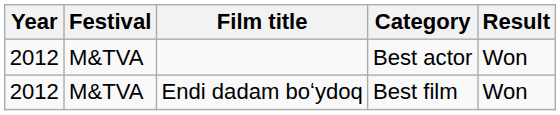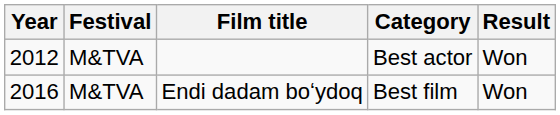(34, 92) 2012 -> (34, 92) 2016
